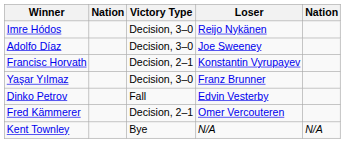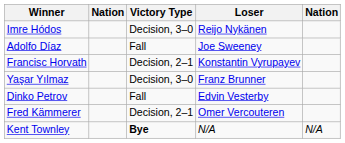(161, 46) Decision, 3–0 -> (138, 46) Fall
(138, 130) normal -> (139, 130) bold
